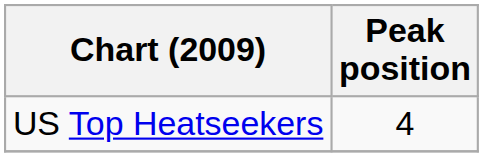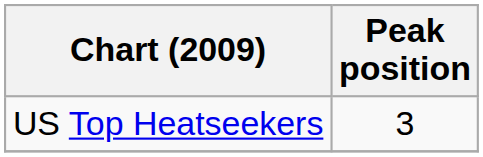(405, 123) 4 -> (405, 123) 3
